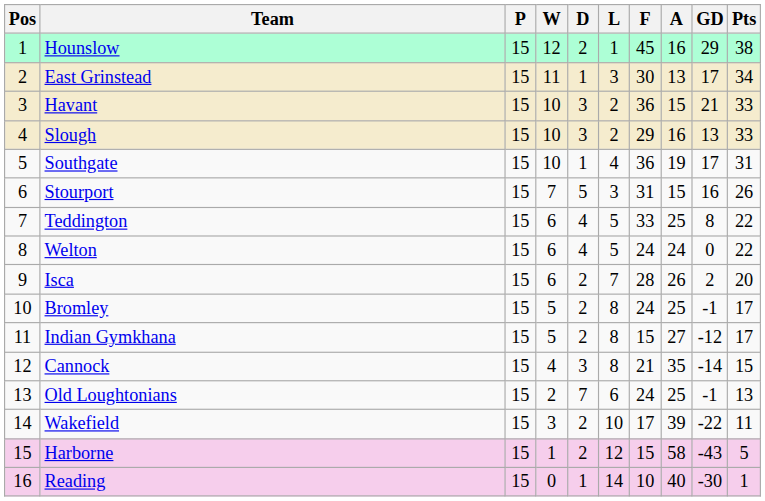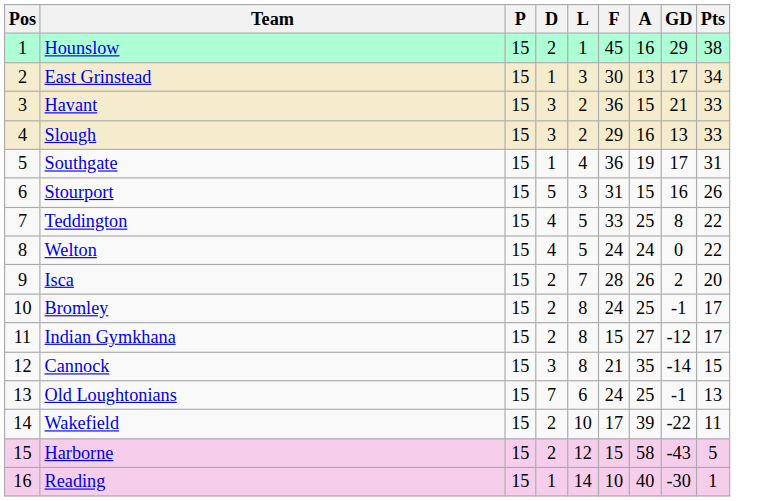- column: (552, 18)
